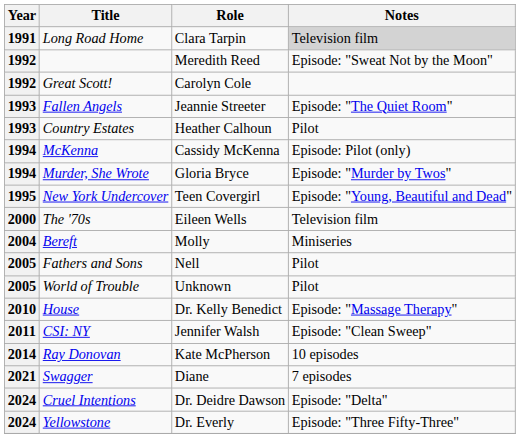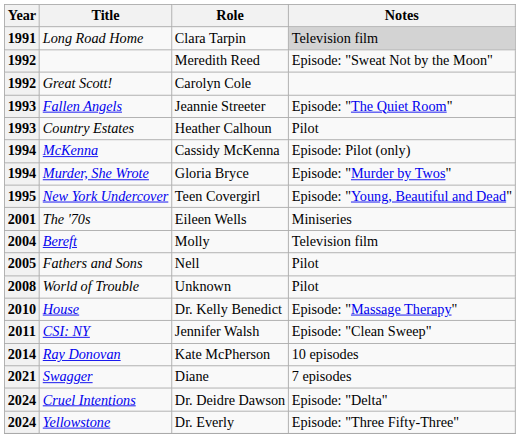(22, 219) 2000 -> (22, 219) 2001
(335, 219) Television film -> (322, 219) Miniseries
(322, 241) Miniseries -> (335, 241) Television film
(22, 286) 2005 -> (22, 286) 2008
